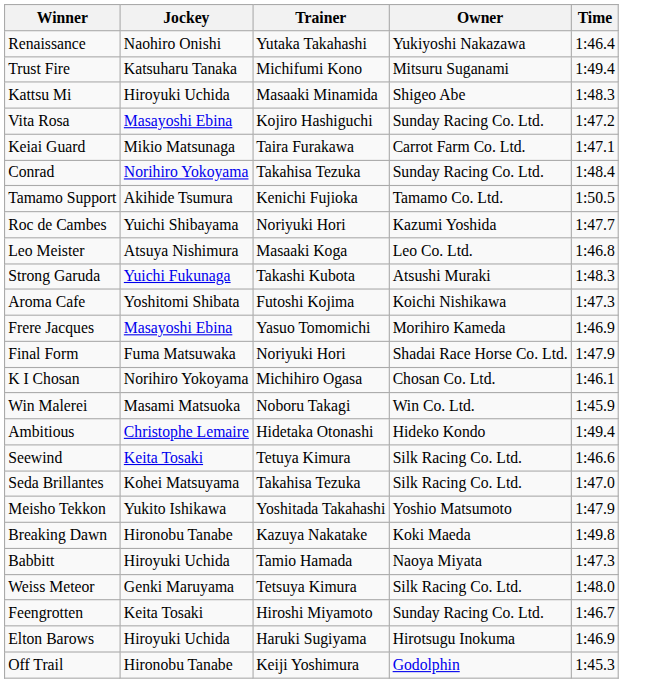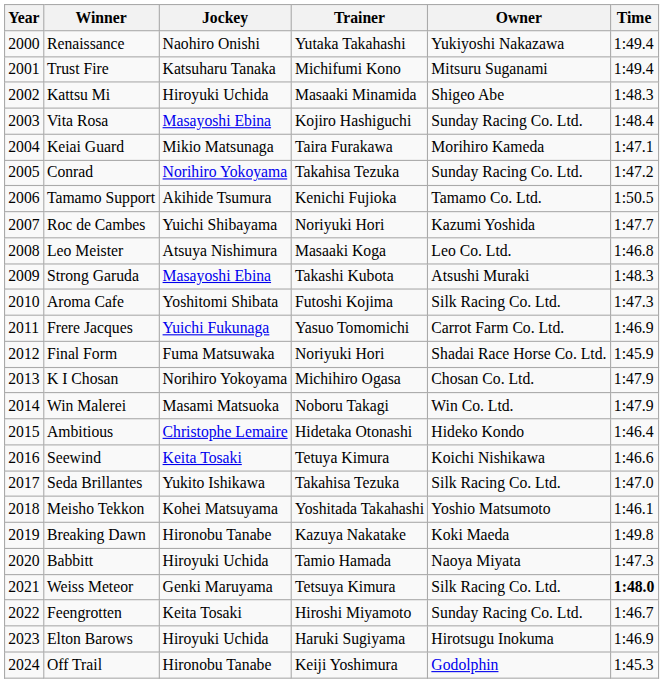+ column: (24, 17)
(595, 43) 1:46.4 -> (634, 43) 1:49.4
(595, 121) 1:47.2 -> (634, 121) 1:48.4
(459, 147) Carrot Farm Co. Ltd. -> (488, 147) Morihiro Kameda
(595, 173) 1:48.4 -> (634, 173) 1:47.2
(177, 276) Yuichi Fukunaga -> (217, 276) Masayoshi Ebina
(449, 302) Koichi Nishikawa -> (496, 302) Silk Racing Co. Ltd.
(178, 328) Masayoshi Ebina -> (216, 328) Yuichi Fukunaga
(449, 328) Morihiro Kameda -> (498, 328) Carrot Farm Co. Ltd.
(595, 354) 1:47.9 -> (634, 354) 1:45.9
(595, 380) 1:46.1 -> (634, 380) 1:47.9
(595, 406) 1:45.9 -> (634, 406) 1:47.9
(595, 432) 1:49.4 -> (634, 432) 1:46.4
(457, 457) Silk Racing Co. Ltd. -> (488, 457) Koichi Nishikawa
(182, 483) Kohei Matsuyama -> (214, 483) Yukito Ishikawa
(175, 509) Yukito Ishikawa -> (220, 509) Kohei Matsuyama
(595, 509) 1:47.9 -> (634, 509) 1:46.1
(595, 587) normal -> (634, 587) bold
